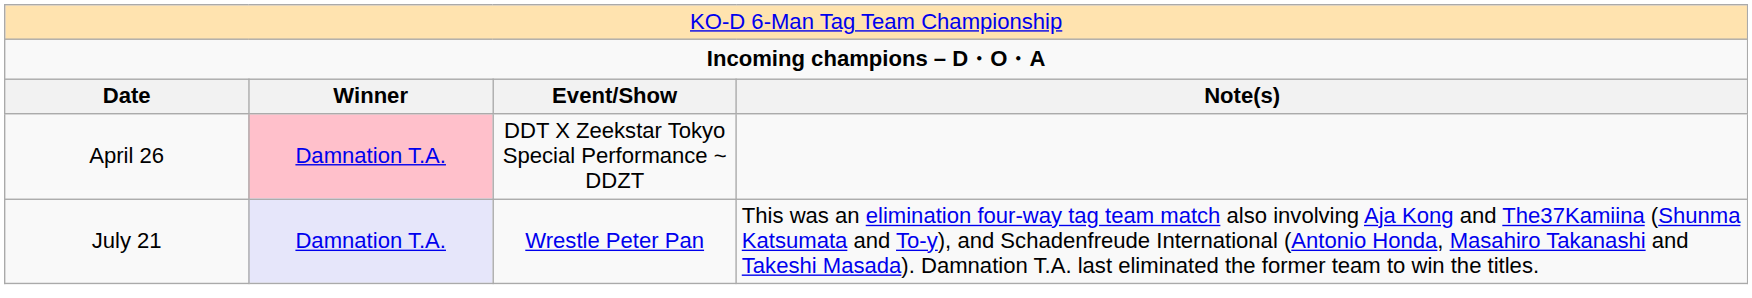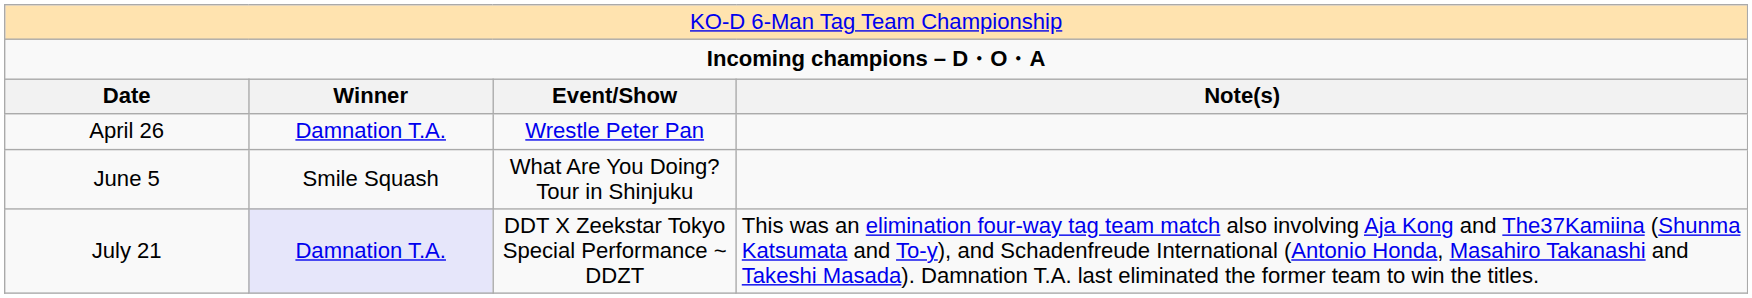(371, 156) pink background -> (371, 131) no background
(615, 156) DDT X Zeekstar Tokyo Special Performance ~ DDZT -> (615, 131) Wrestle Peter Pan
+ row: (127, 178)
(615, 240) Wrestle Peter Pan -> (615, 250) DDT X Zeekstar Tokyo Special Performance ~ DDZT
